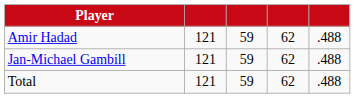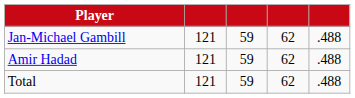rows swapped: (67, 59) <-> (42, 37)
